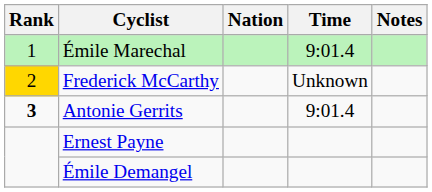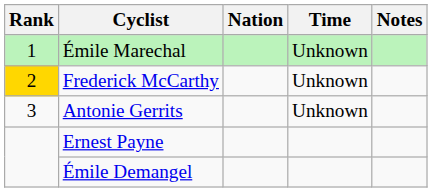(330, 50) 9:01.4 -> (330, 50) Unknown
(31, 111) bold -> (31, 111) normal
(330, 111) 9:01.4 -> (330, 111) Unknown
